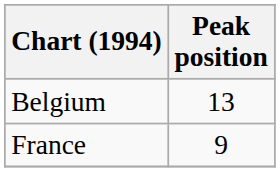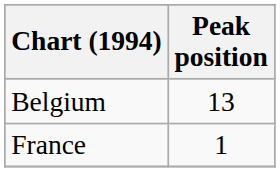(221, 144) 9 -> (221, 144) 1
